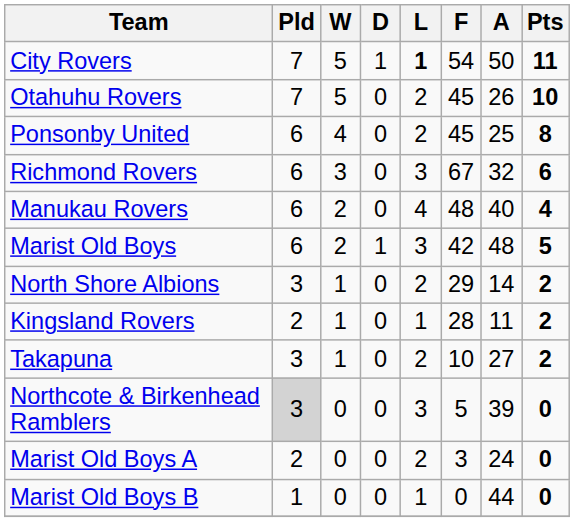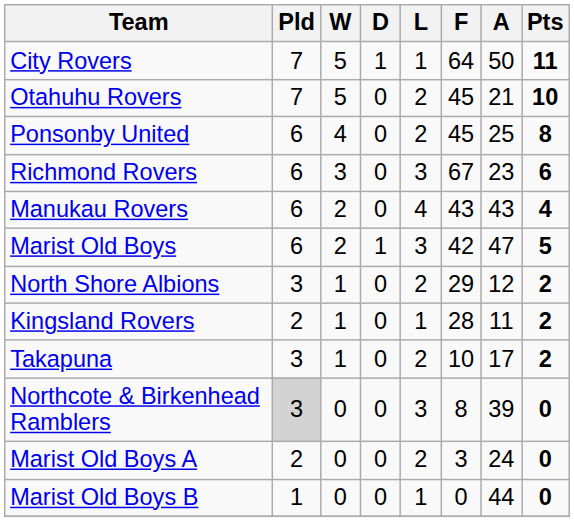(421, 60) bold -> (421, 60) normal
(461, 60) 54 -> (461, 60) 64
(501, 97) 26 -> (501, 97) 21
(501, 172) 32 -> (501, 172) 23
(461, 209) 48 -> (461, 209) 43
(501, 209) 40 -> (501, 209) 43
(501, 246) 48 -> (501, 246) 47
(501, 284) 14 -> (501, 284) 12
(501, 358) 27 -> (501, 358) 17
(461, 409) 5 -> (461, 409) 8
